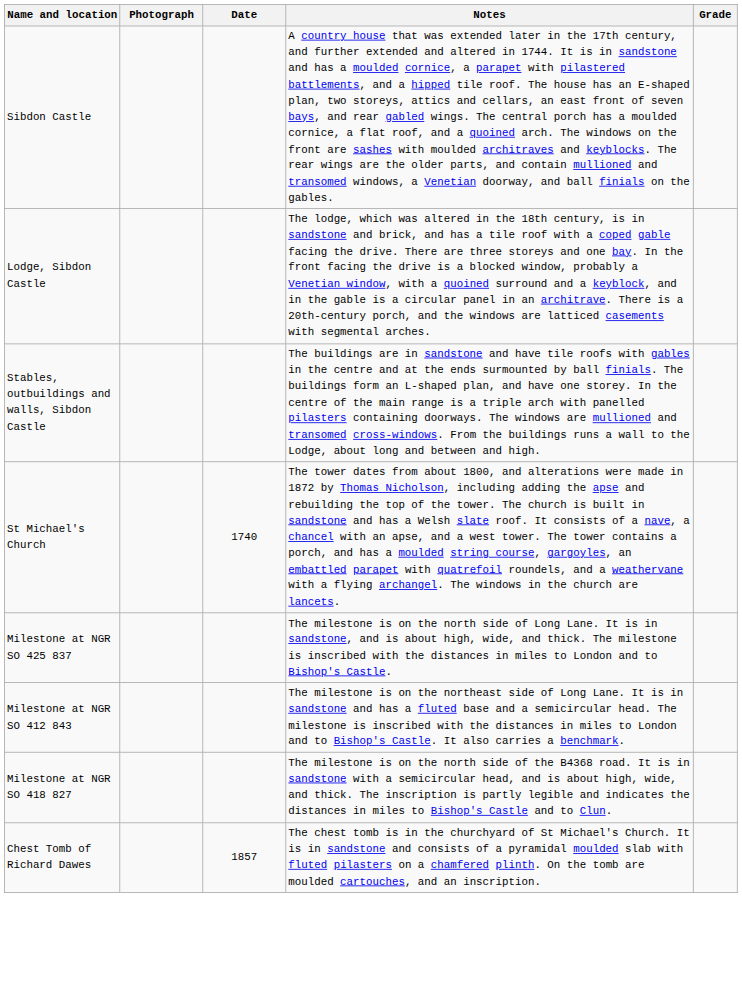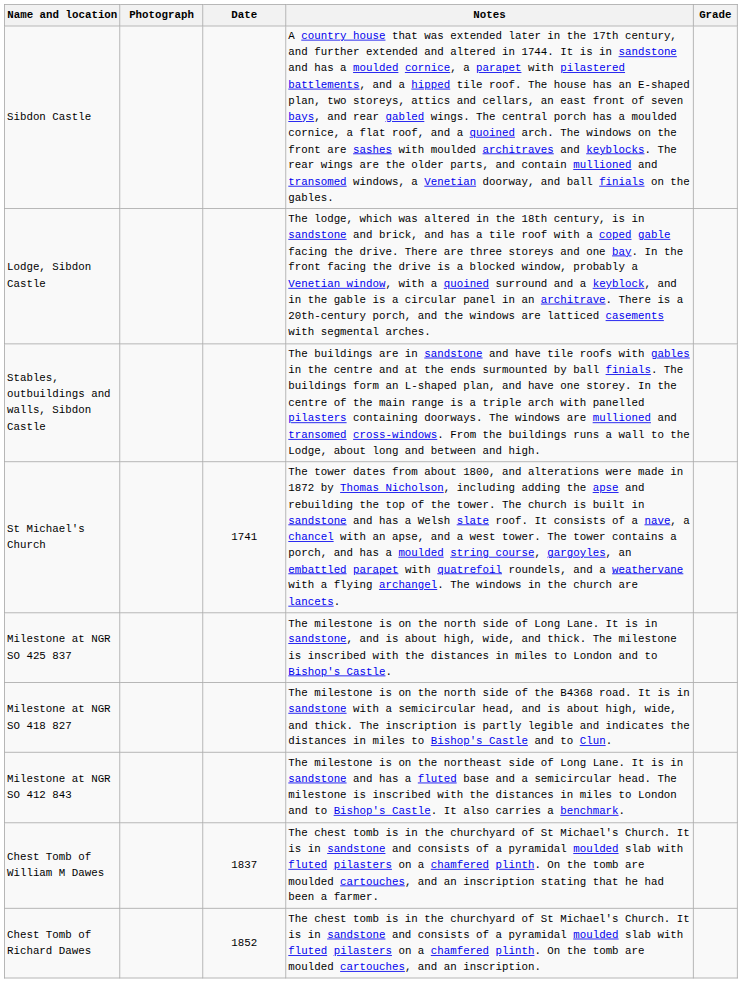(244, 537) 1740 -> (244, 537) 1741
rows swapped: (59, 787) <-> (59, 717)
+ row: (56, 865)
(244, 857) 1857 -> (244, 943) 1852
